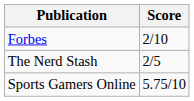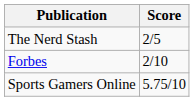rows swapped: (53, 61) <-> (27, 38)
